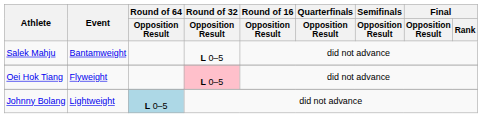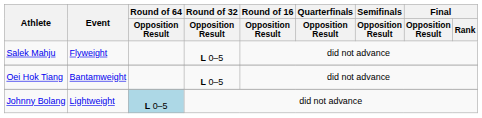(98, 53) Bantamweight -> (88, 53) Flyweight
(88, 77) Flyweight -> (98, 77) Bantamweight
(212, 82) pink background -> (212, 82) no background
